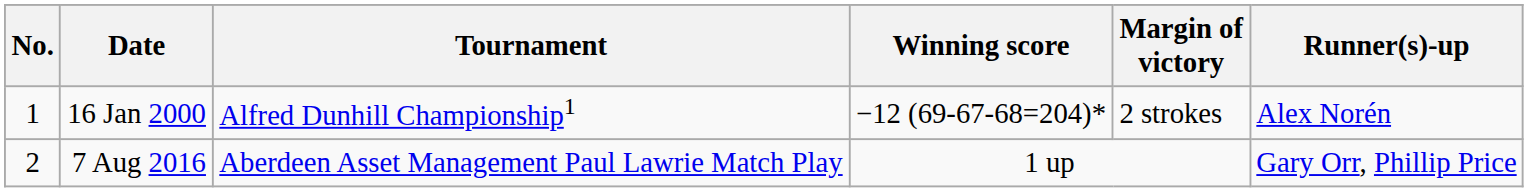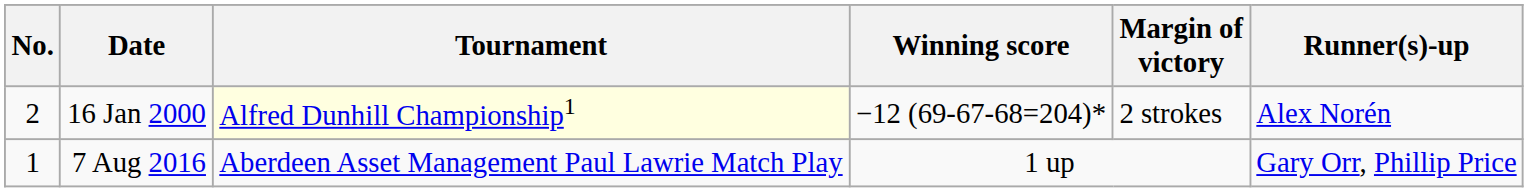(33, 112) 1 -> (33, 112) 2
(398, 112) no background -> (398, 112) lightyellow background
(33, 162) 2 -> (33, 162) 1
